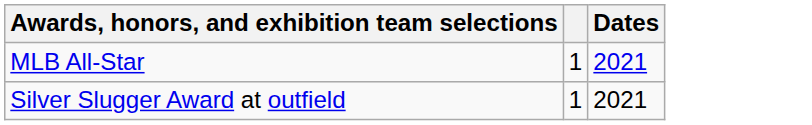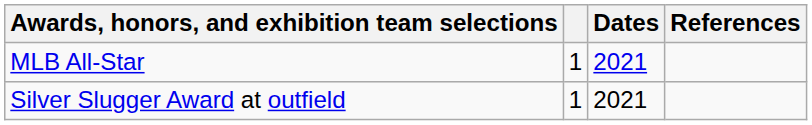+ column: (735, 23)
